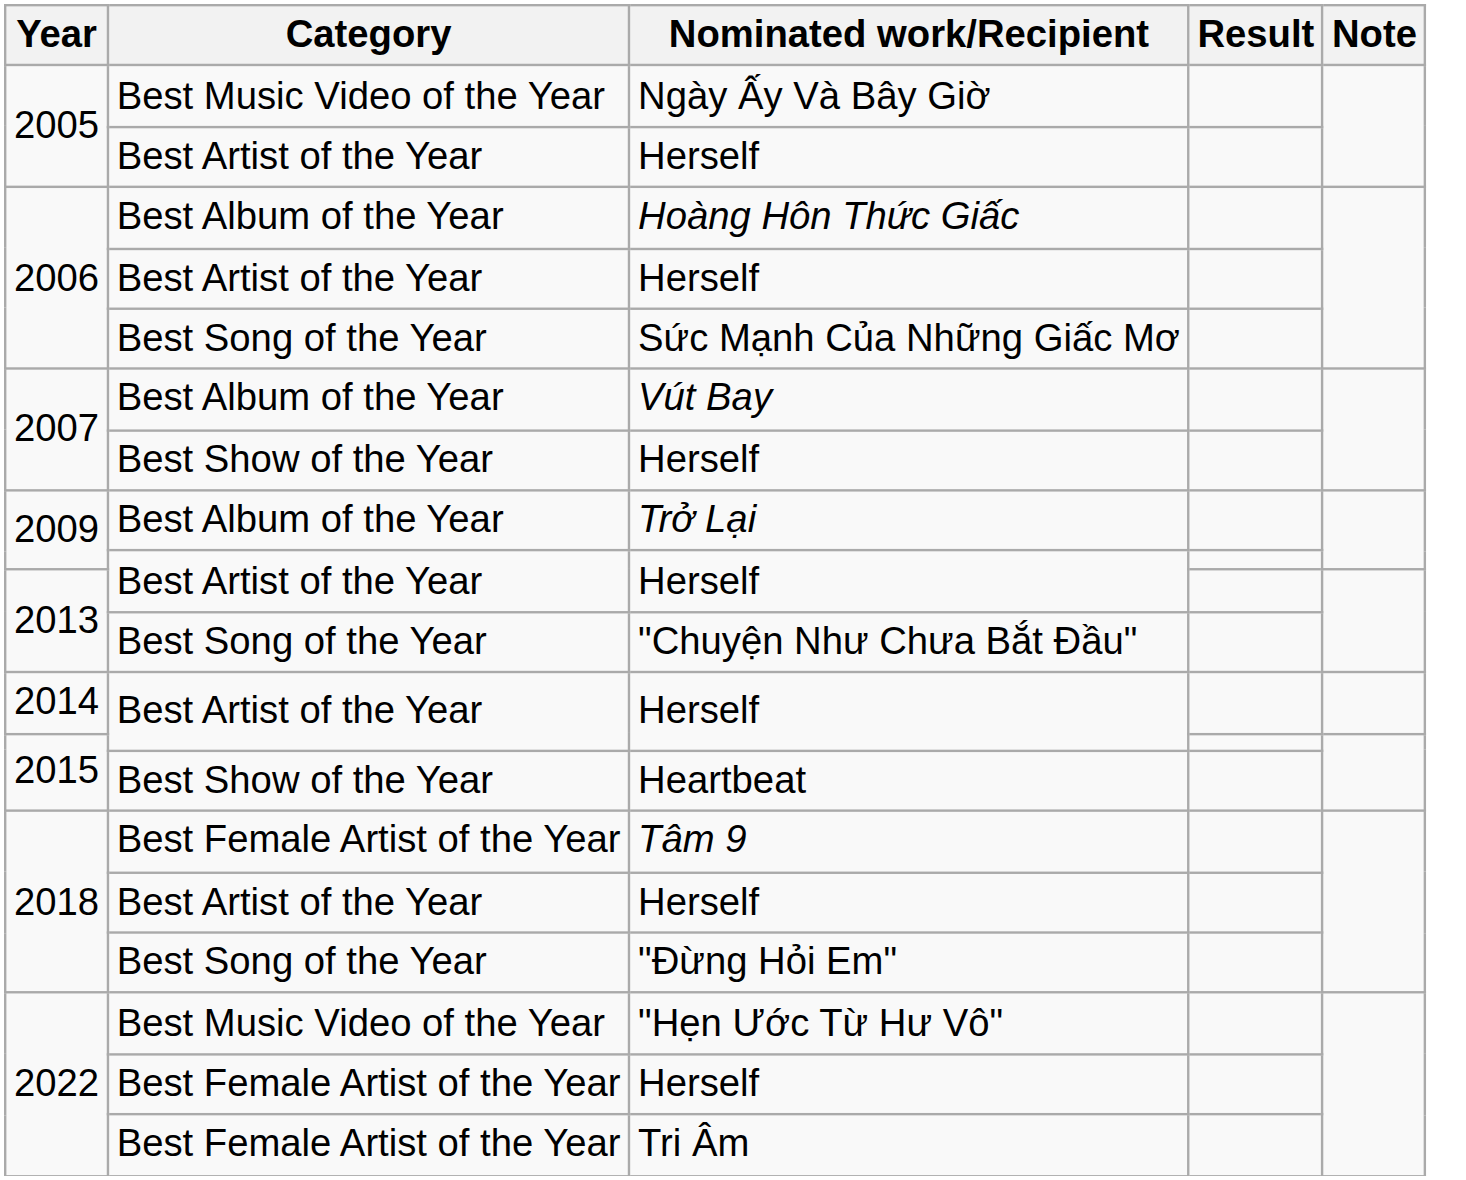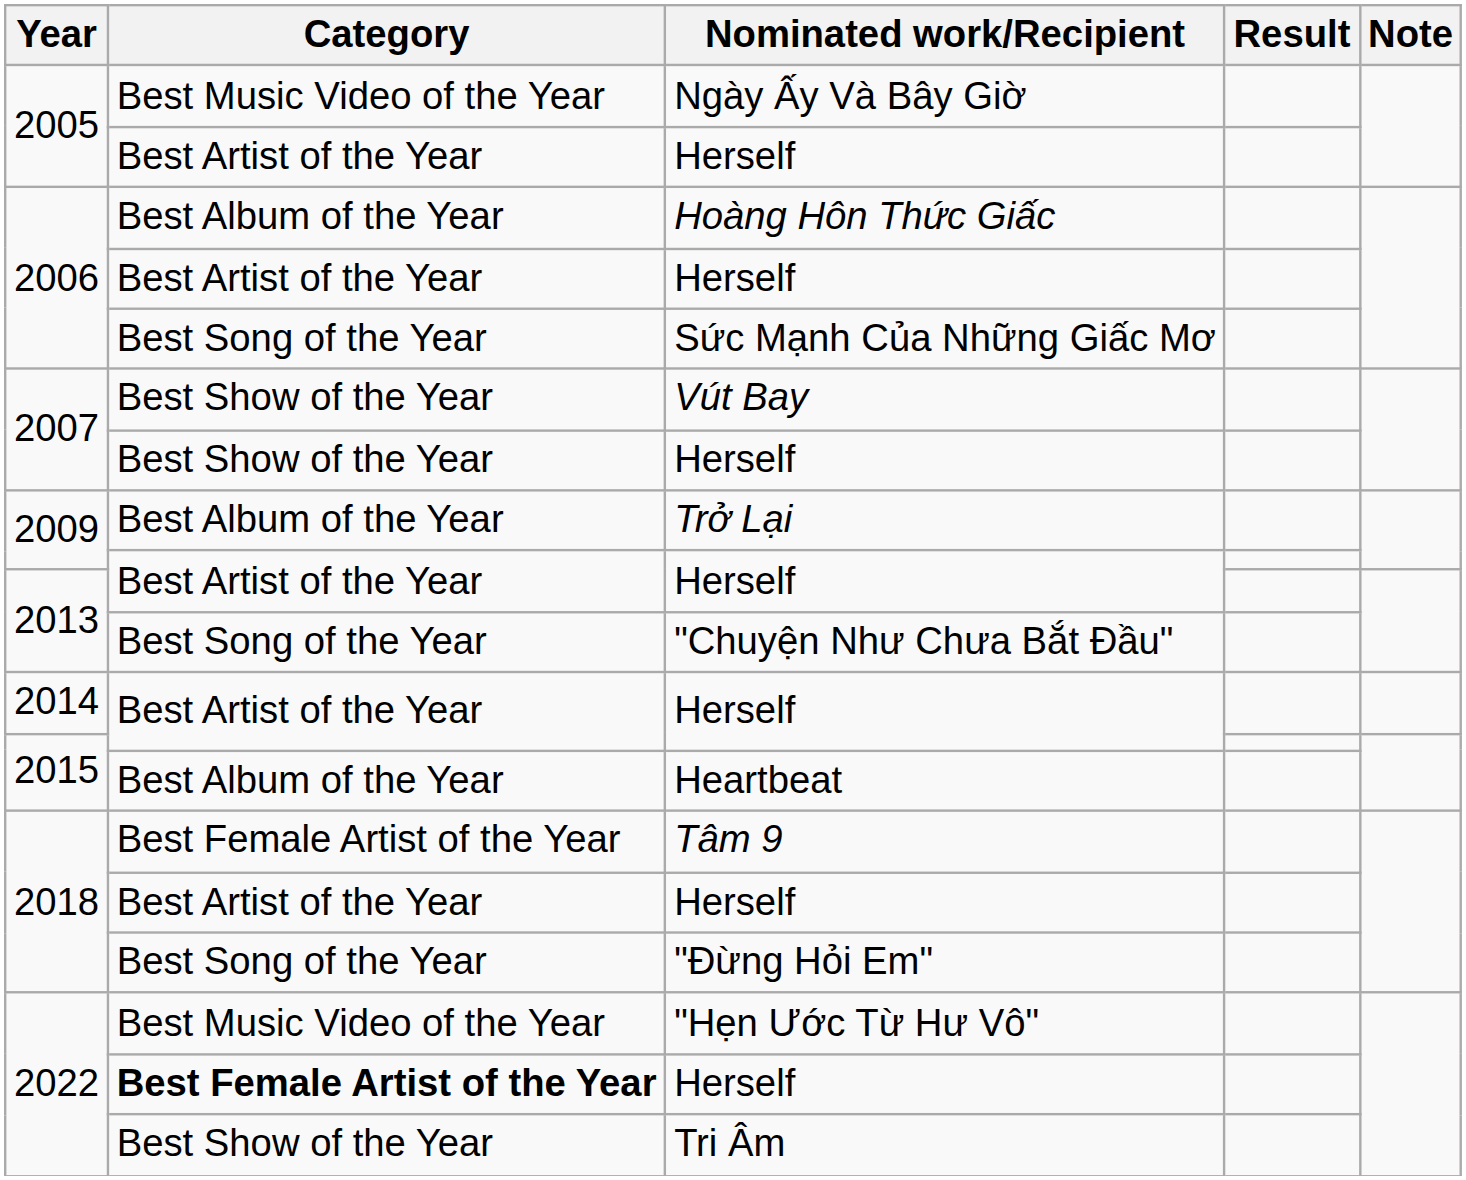(310, 398) Best Album of the Year -> (305, 398) Best Show of the Year
(305, 780) Best Show of the Year -> (310, 780) Best Album of the Year
(369, 1083) normal -> (387, 1083) bold
(369, 1144) Best Female Artist of the Year -> (305, 1144) Best Show of the Year
